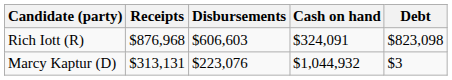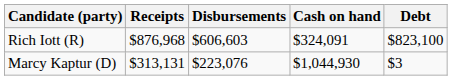(415, 39) $823,098 -> (415, 39) $823,100
(326, 63) $1,044,932 -> (326, 63) $1,044,930
